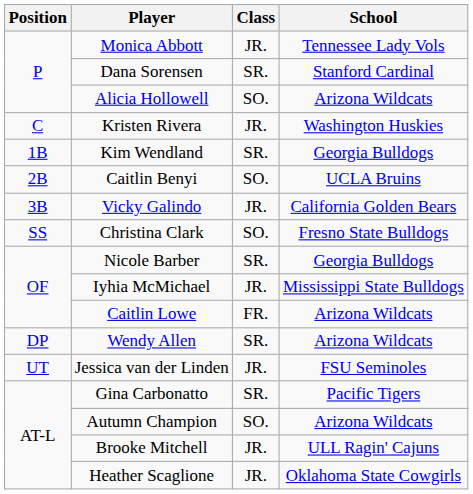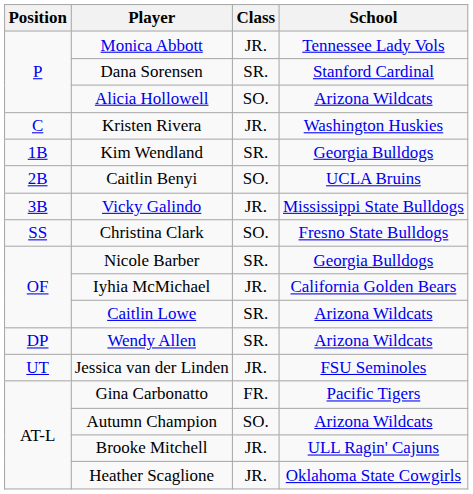(373, 206) California Golden Bears -> (373, 206) Mississippi State Bulldogs
(373, 286) Mississippi State Bulldogs -> (373, 286) California Golden Bears
(256, 313) FR. -> (256, 313) SR.
(256, 394) SR. -> (256, 394) FR.
